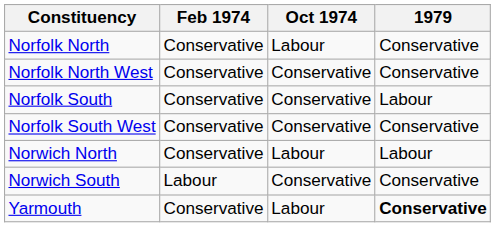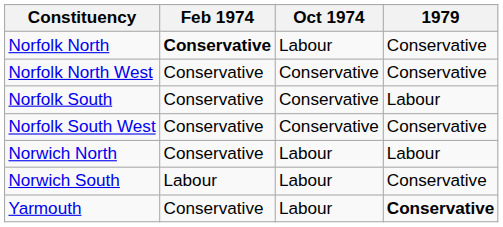(214, 45) normal -> (217, 45) bold
(321, 180) Conservative -> (306, 180) Labour
